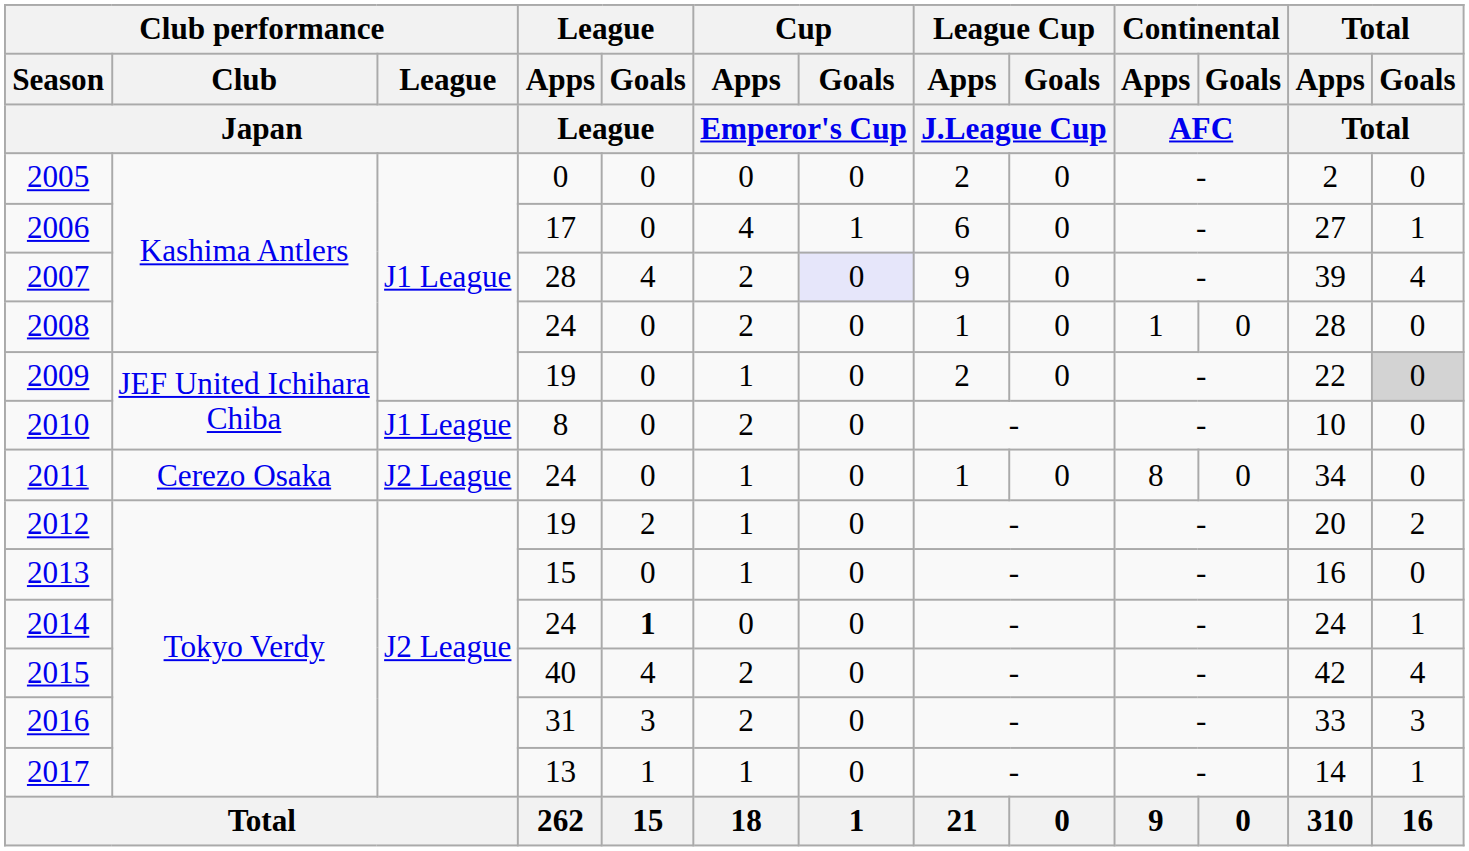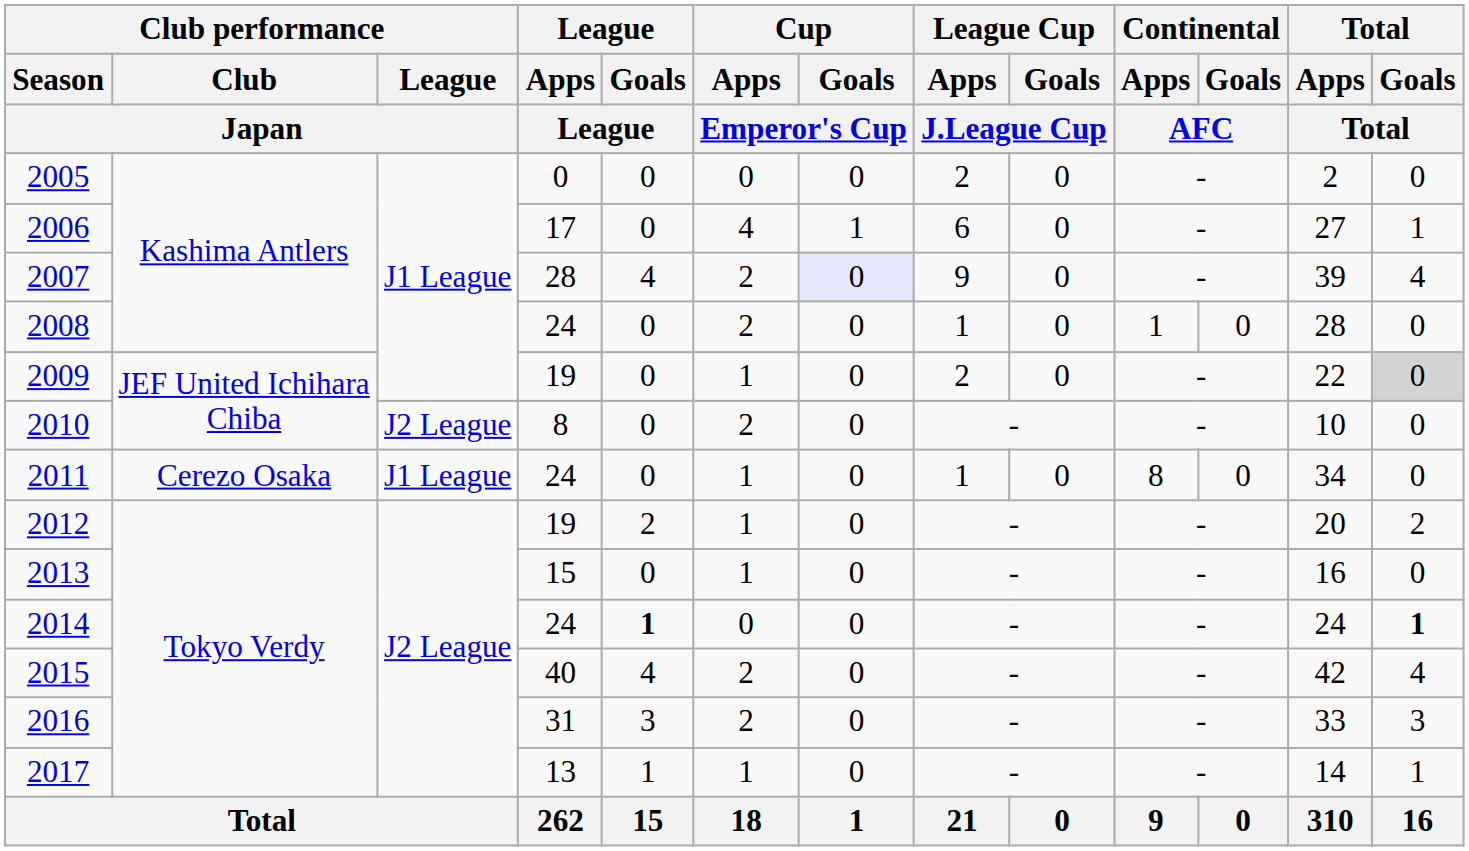(448, 425) J1 League -> (448, 425) J2 League
(448, 474) J2 League -> (448, 474) J1 League
(1417, 623) normal -> (1417, 623) bold
